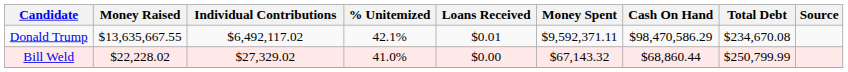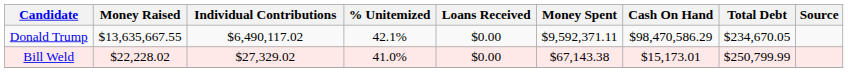(265, 36) $6,492,117.02 -> (265, 36) $6,490,117.02
(486, 36) $0.01 -> (486, 36) $0.00
(757, 36) $234,670.08 -> (757, 36) $234,670.05
(580, 57) $67,143.32 -> (580, 57) $67,143.38
(671, 57) $68,860.44 -> (671, 57) $15,173.01
